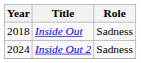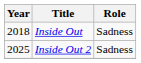(18, 49) 2024 -> (18, 49) 2025
